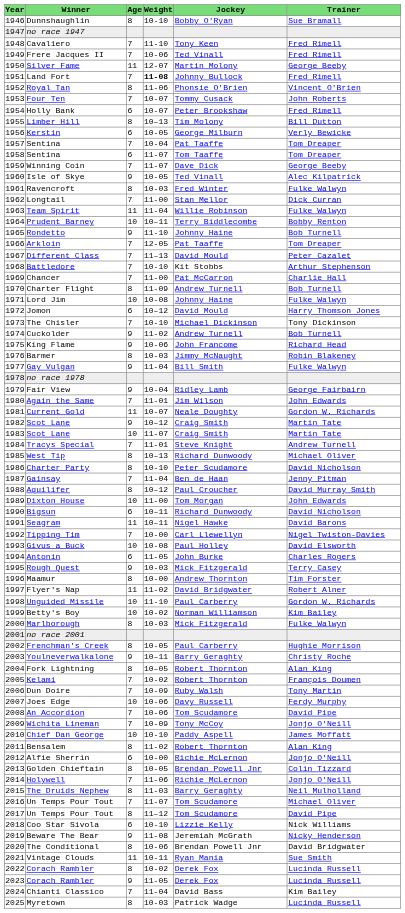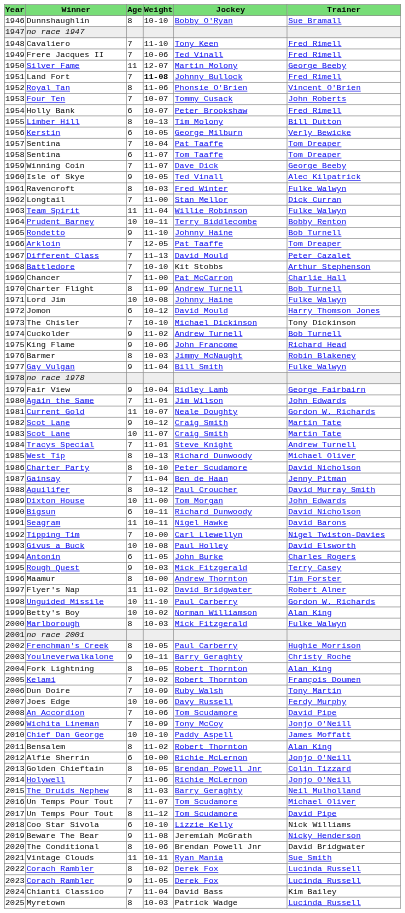(312, 613) Kim Bailey -> (310, 613) Alan King
